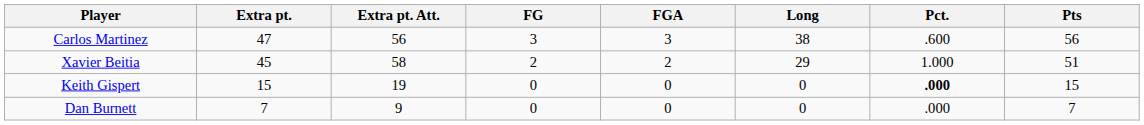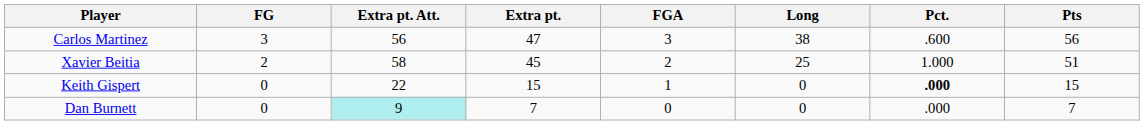columns swapped: (264, 16) <-> (533, 16)
(803, 62) 29 -> (803, 62) 25
(399, 85) 19 -> (399, 85) 22
(668, 85) 0 -> (668, 85) 1
(399, 108) no background -> (399, 108) paleturquoise background
